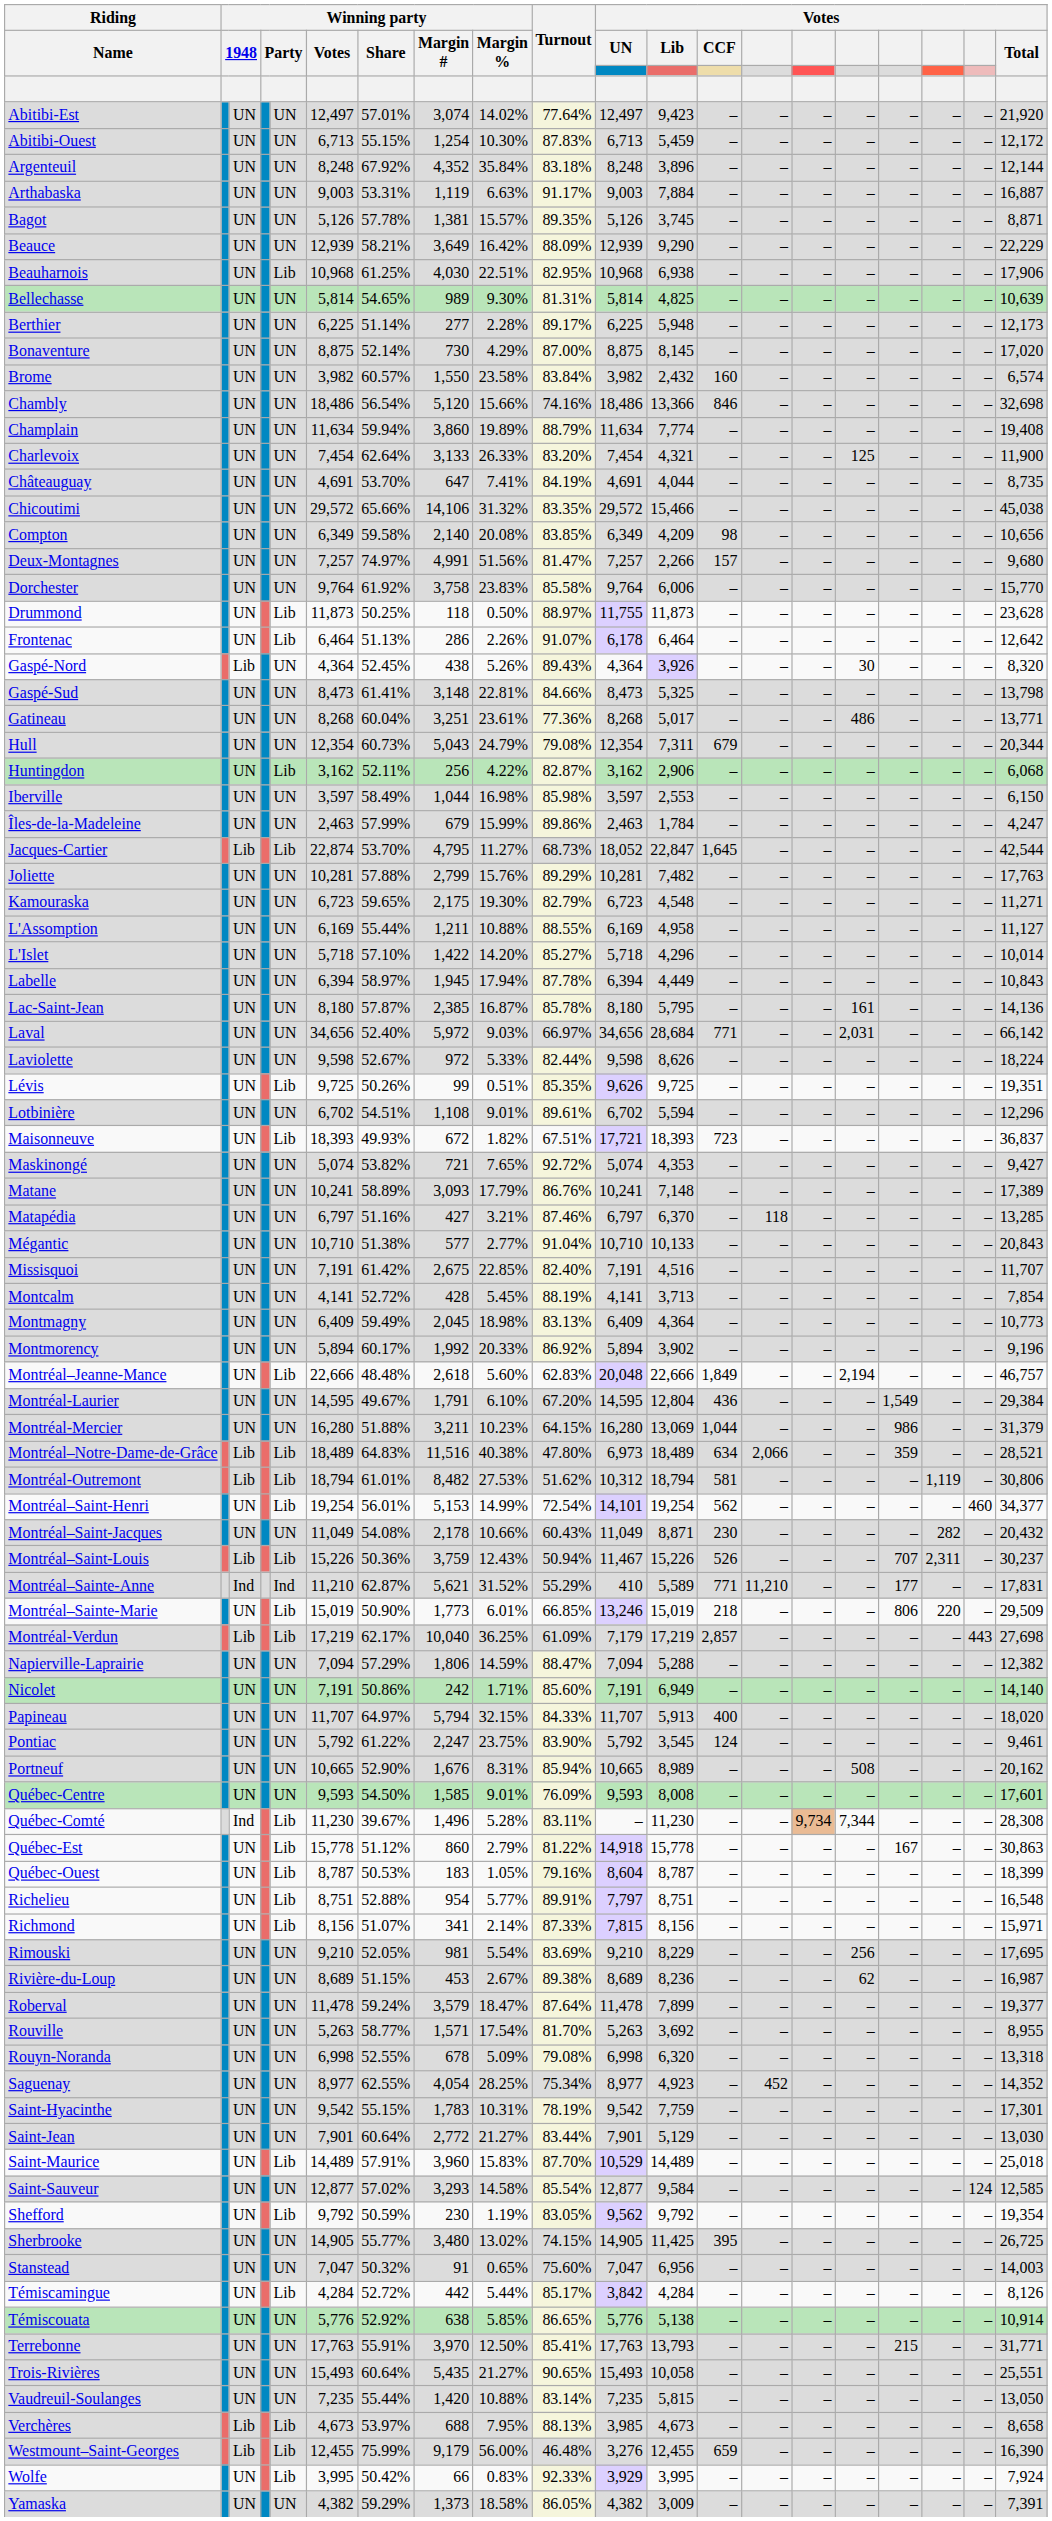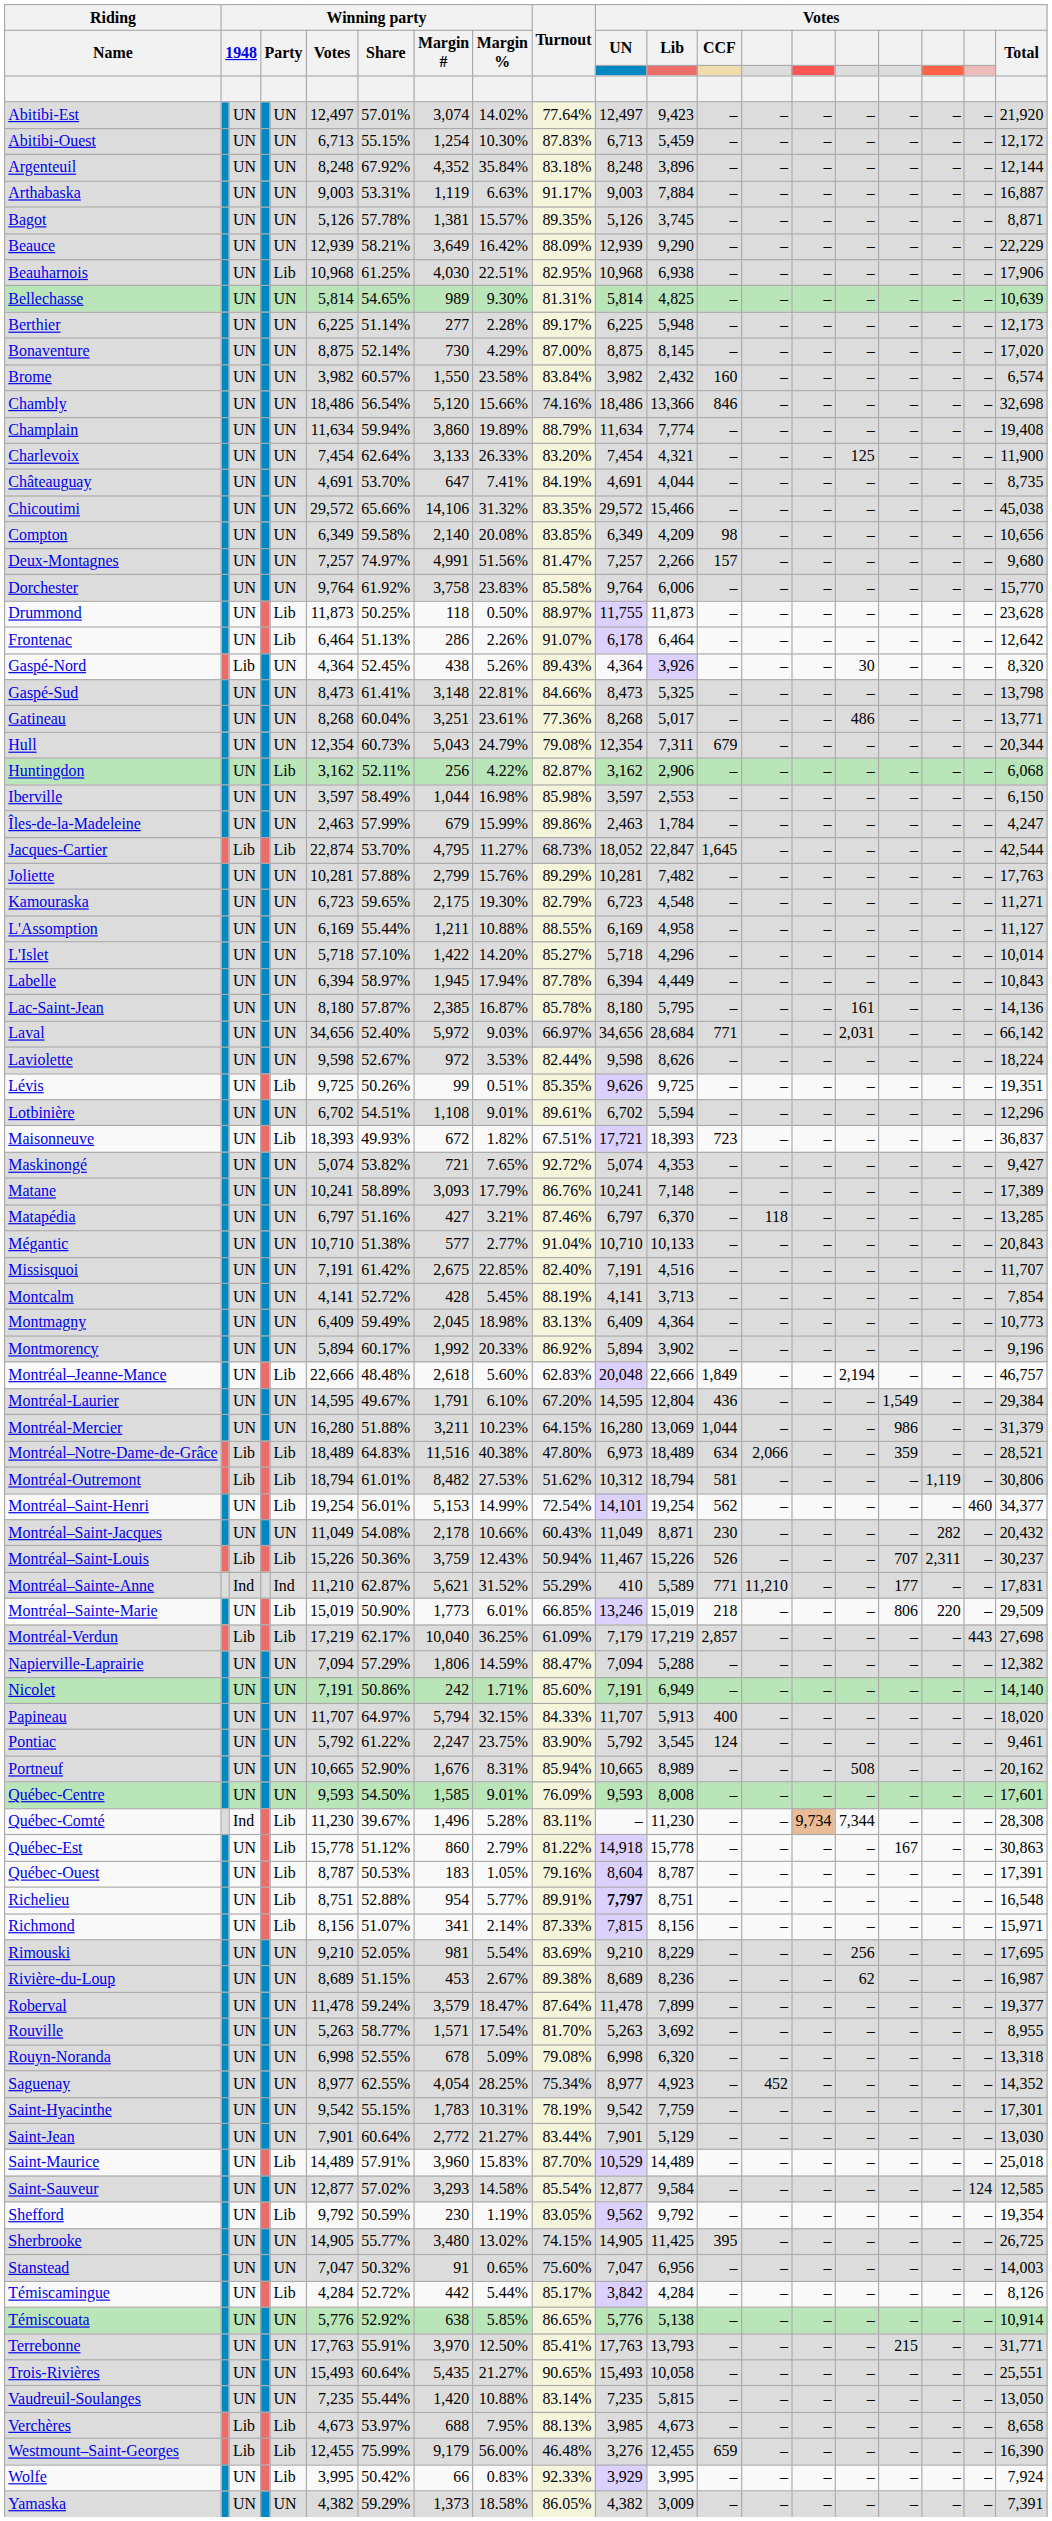(507, 1059) 5.33% -> (507, 1059) 3.53%
(1022, 1873) 18,399 -> (1022, 1873) 17,391
(625, 1899) normal -> (625, 1899) bold
